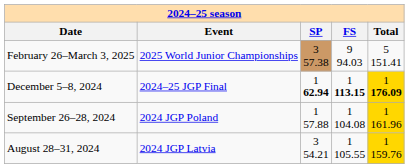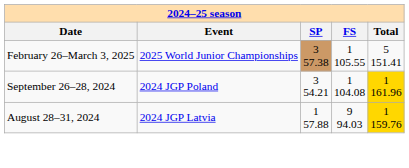(350, 55) 9 94.03 -> (350, 55) 1 105.55
- row: (54, 86)
(316, 117) 1 57.88 -> (316, 86) 3 54.21
(316, 148) 3 54.21 -> (316, 117) 1 57.88
(350, 148) 1 105.55 -> (350, 117) 9 94.03
